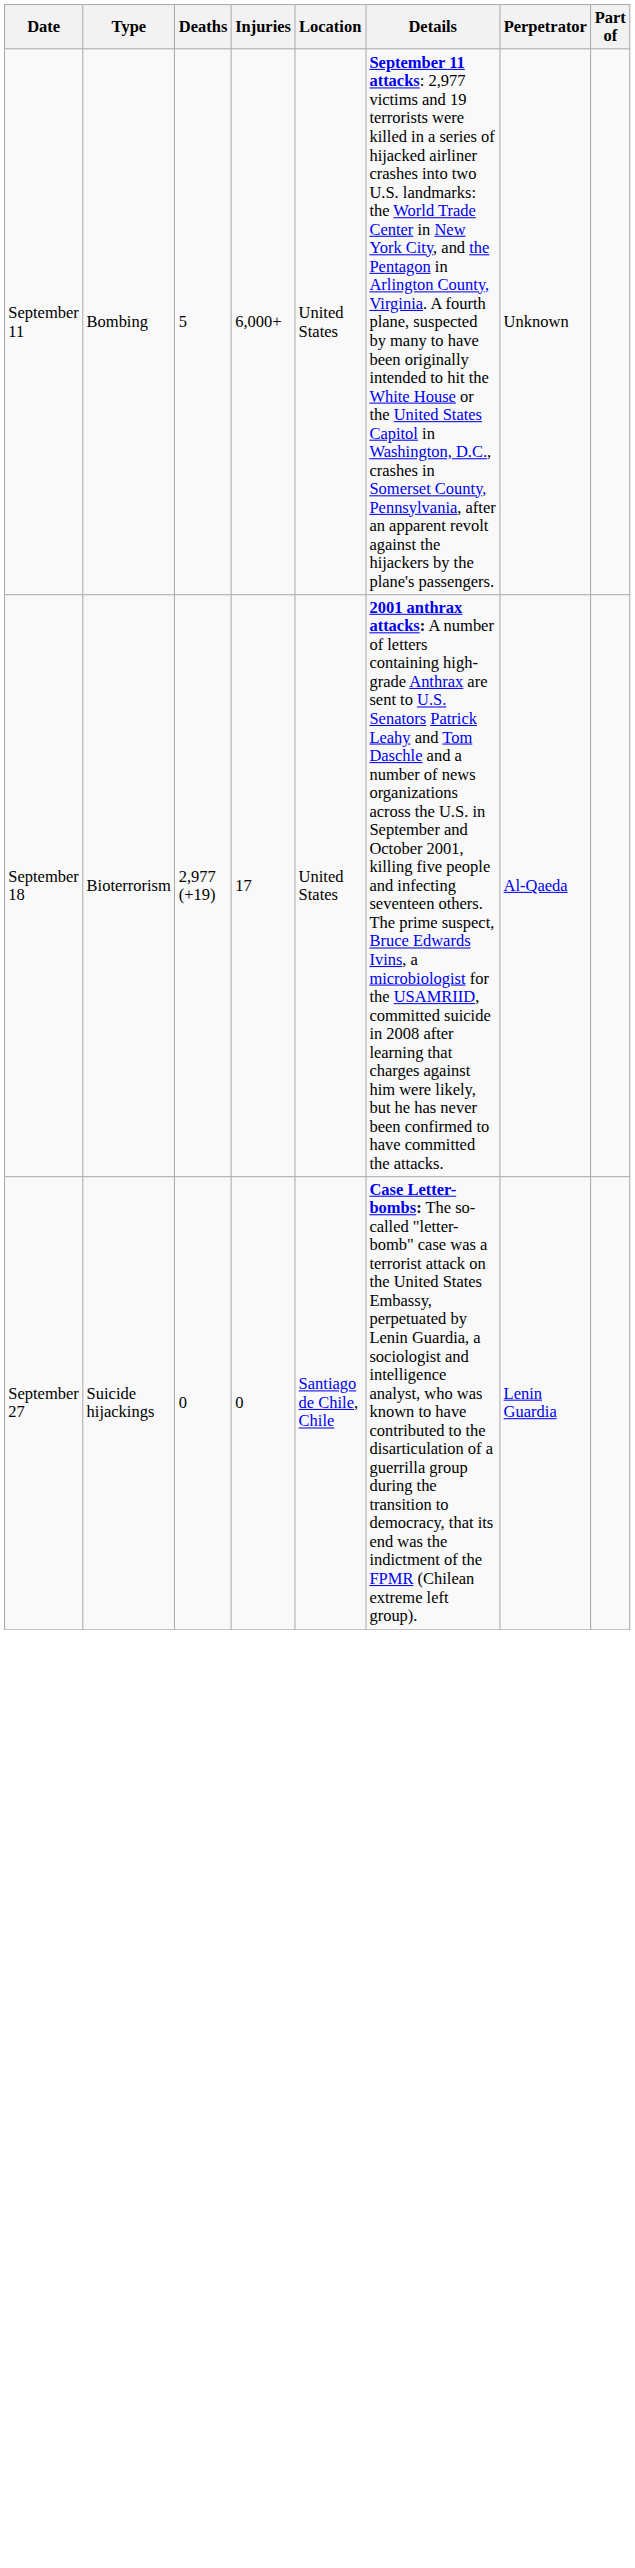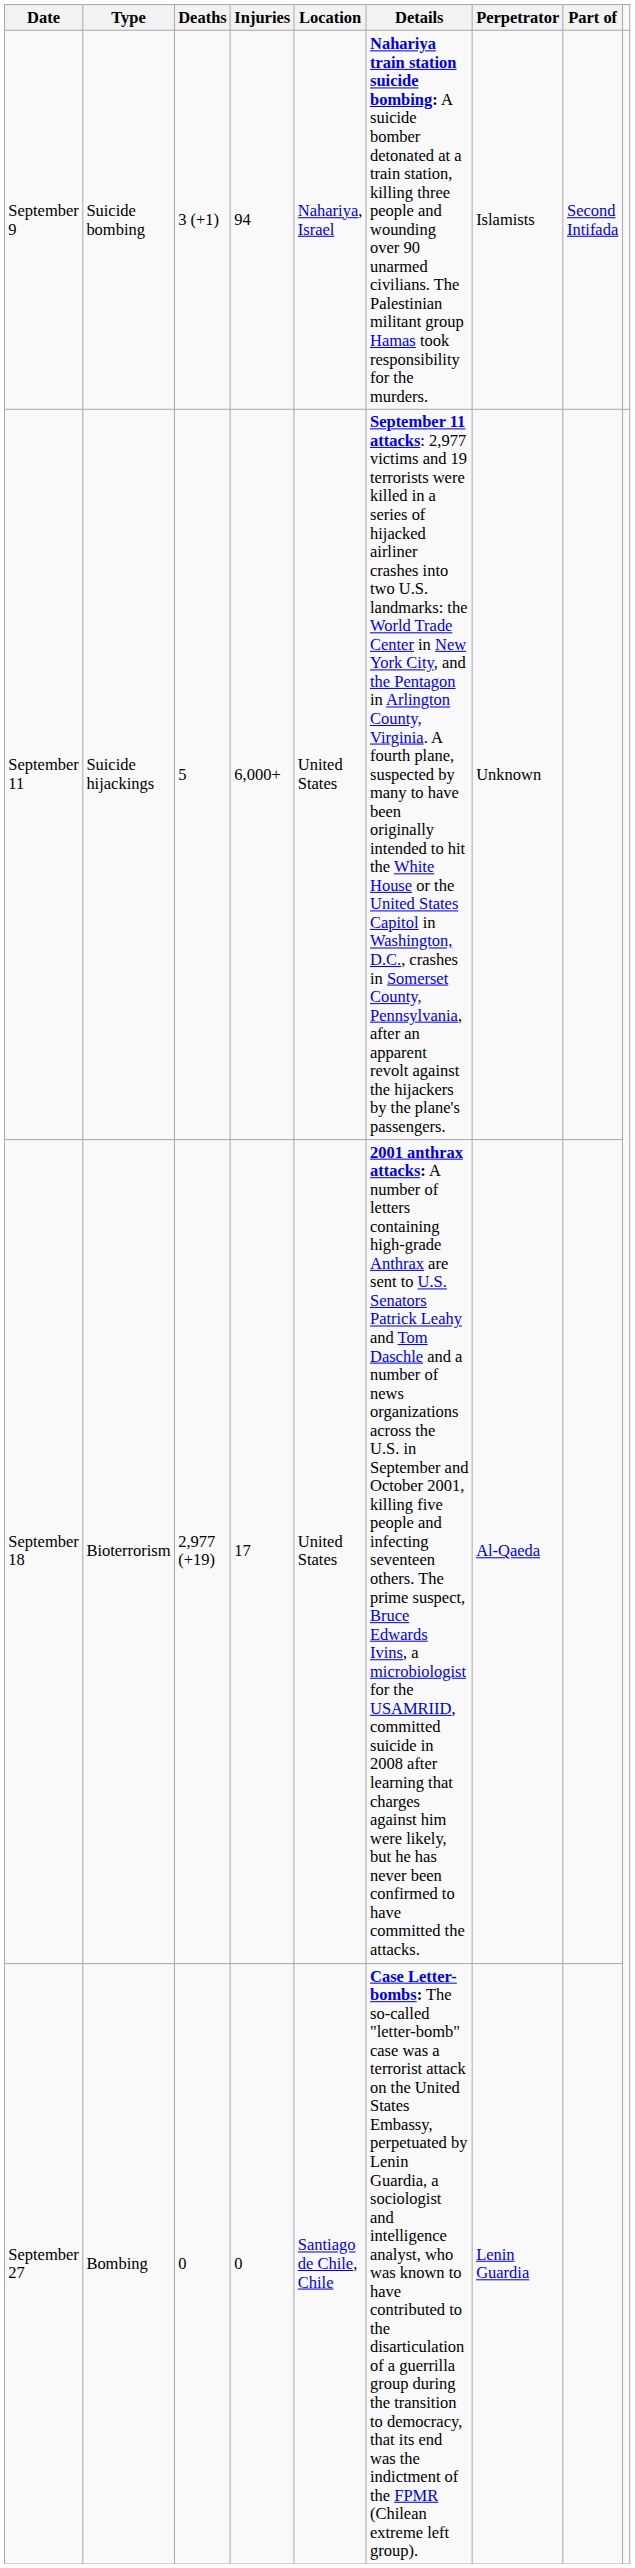+ row: (44, 219)
(117, 321) Bombing -> (120, 774) Suicide hijackings
(120, 1403) Suicide hijackings -> (117, 2263) Bombing
